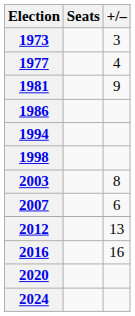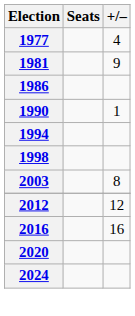- row: (34, 39)
+ row: (34, 110)
- row: (34, 205)
(117, 228) 13 -> (117, 205) 12
